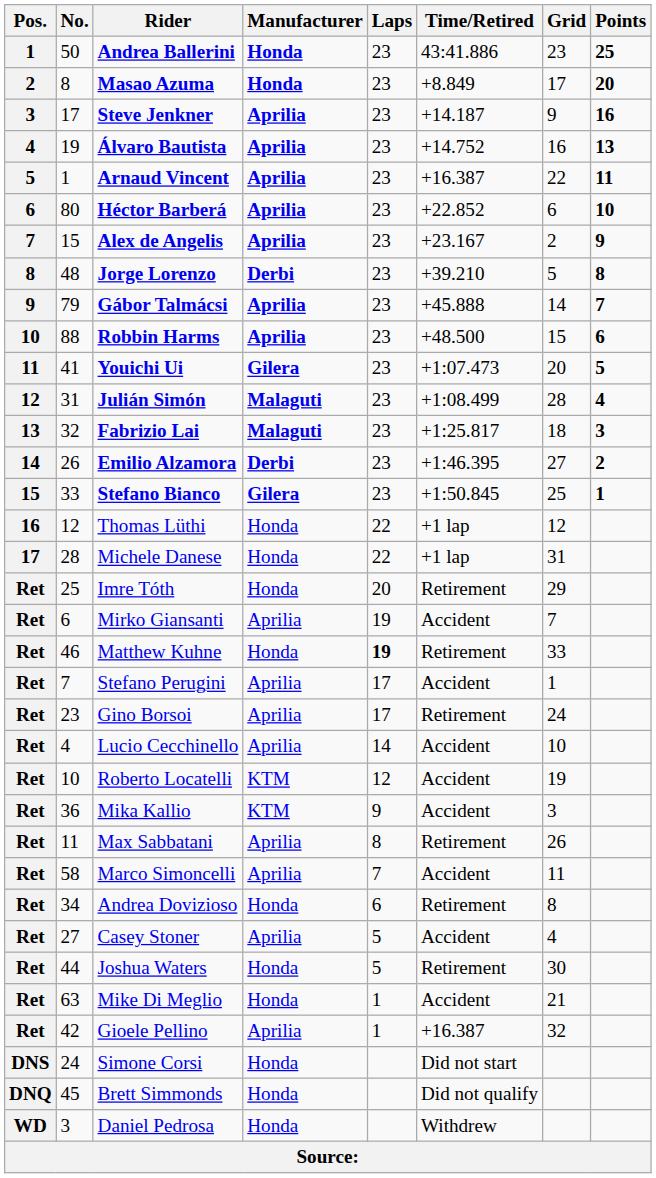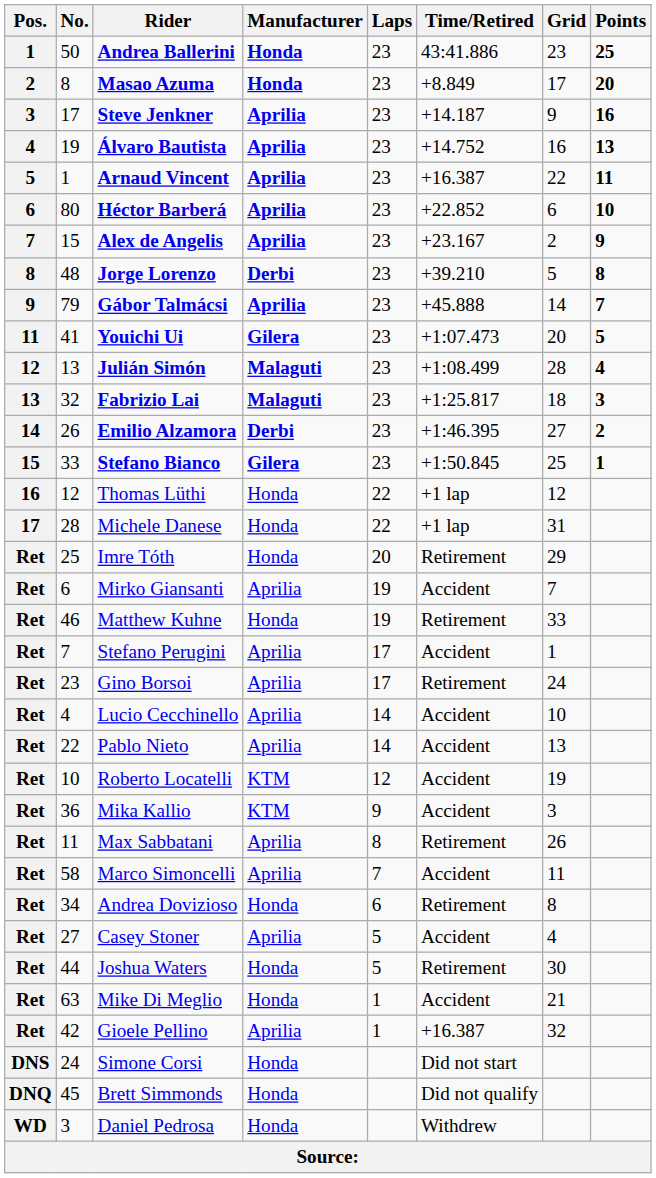- row: (158, 336)
(70, 399) 31 -> (70, 367) 13
(381, 652) bold -> (381, 620) normal
+ row: (143, 746)
